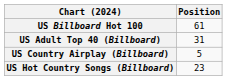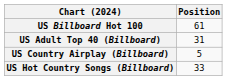(199, 68) 23 -> (199, 68) 33
